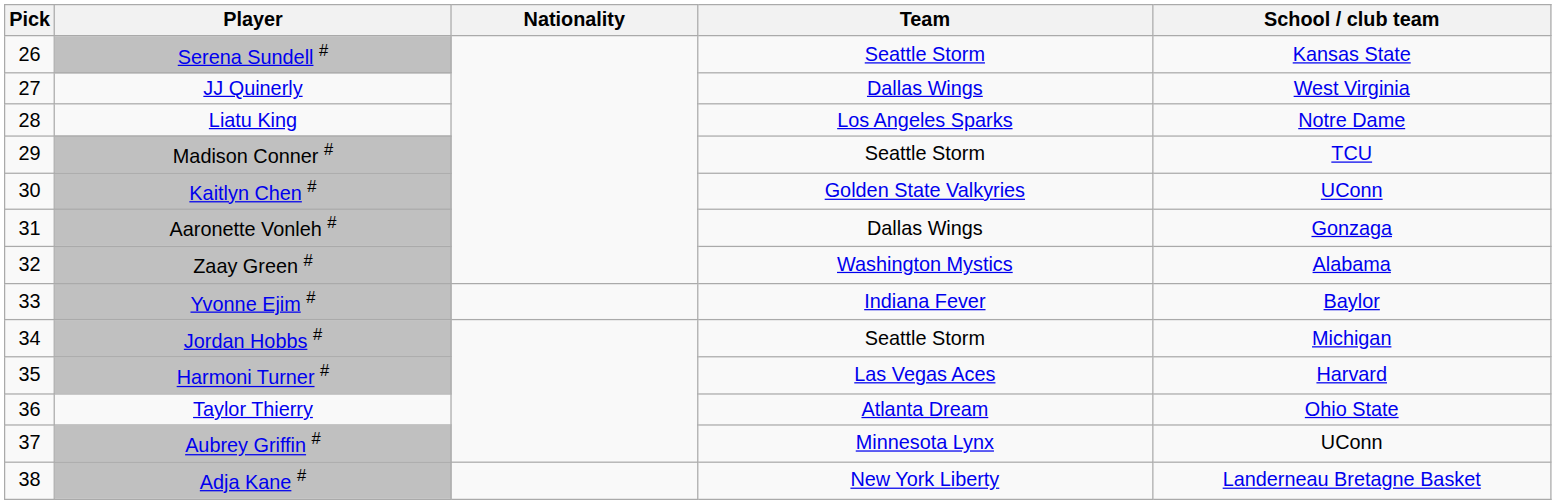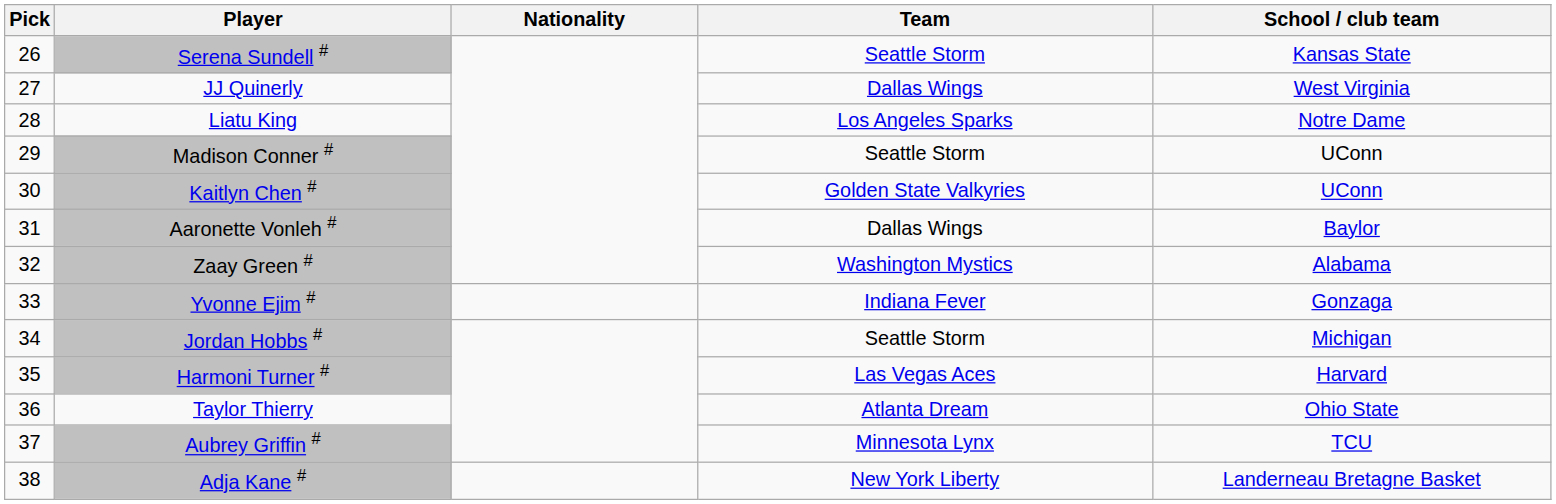(1352, 154) TCU -> (1352, 154) UConn
(1352, 227) Gonzaga -> (1352, 227) Baylor
(1352, 301) Baylor -> (1352, 301) Gonzaga
(1352, 443) UConn -> (1352, 443) TCU
